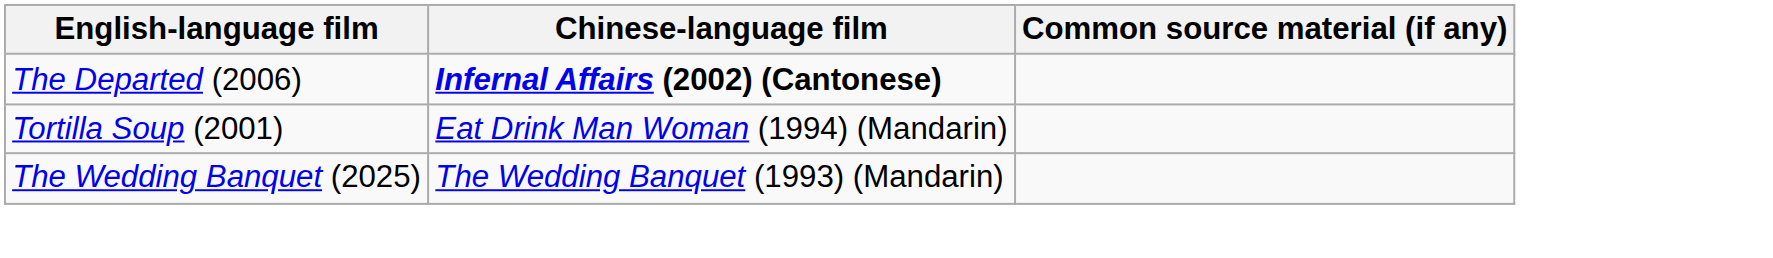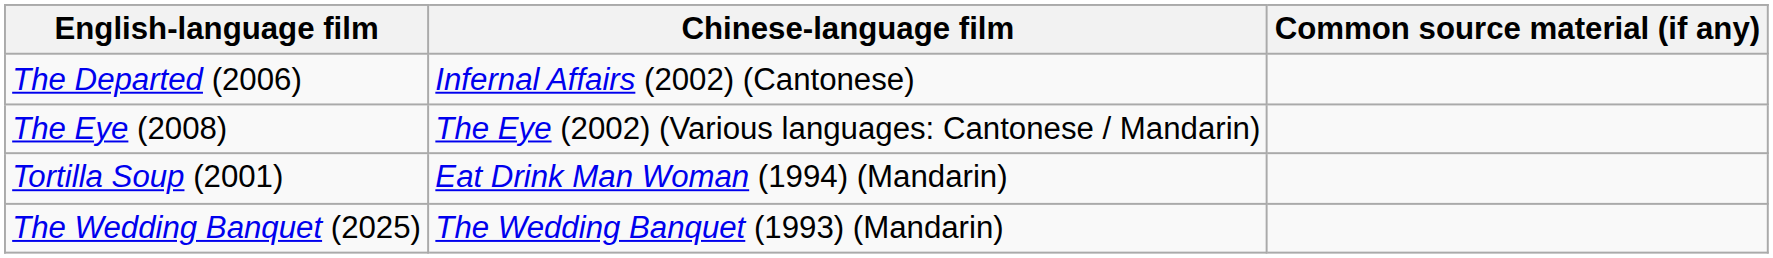(688, 78) bold -> (675, 78) normal
+ row: (120, 128)
